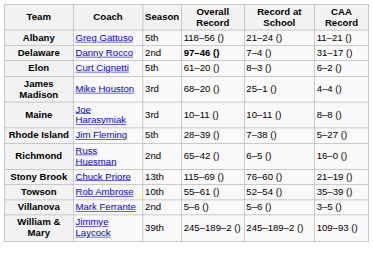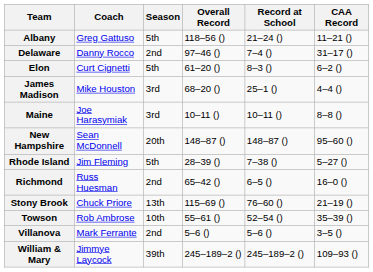(202, 53) bold -> (202, 53) normal
+ row: (39, 141)
